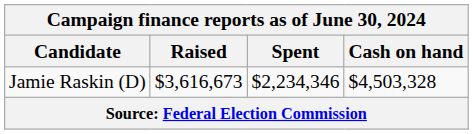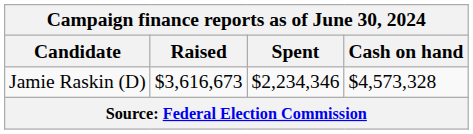(392, 81) $4,503,328 -> (392, 81) $4,573,328
